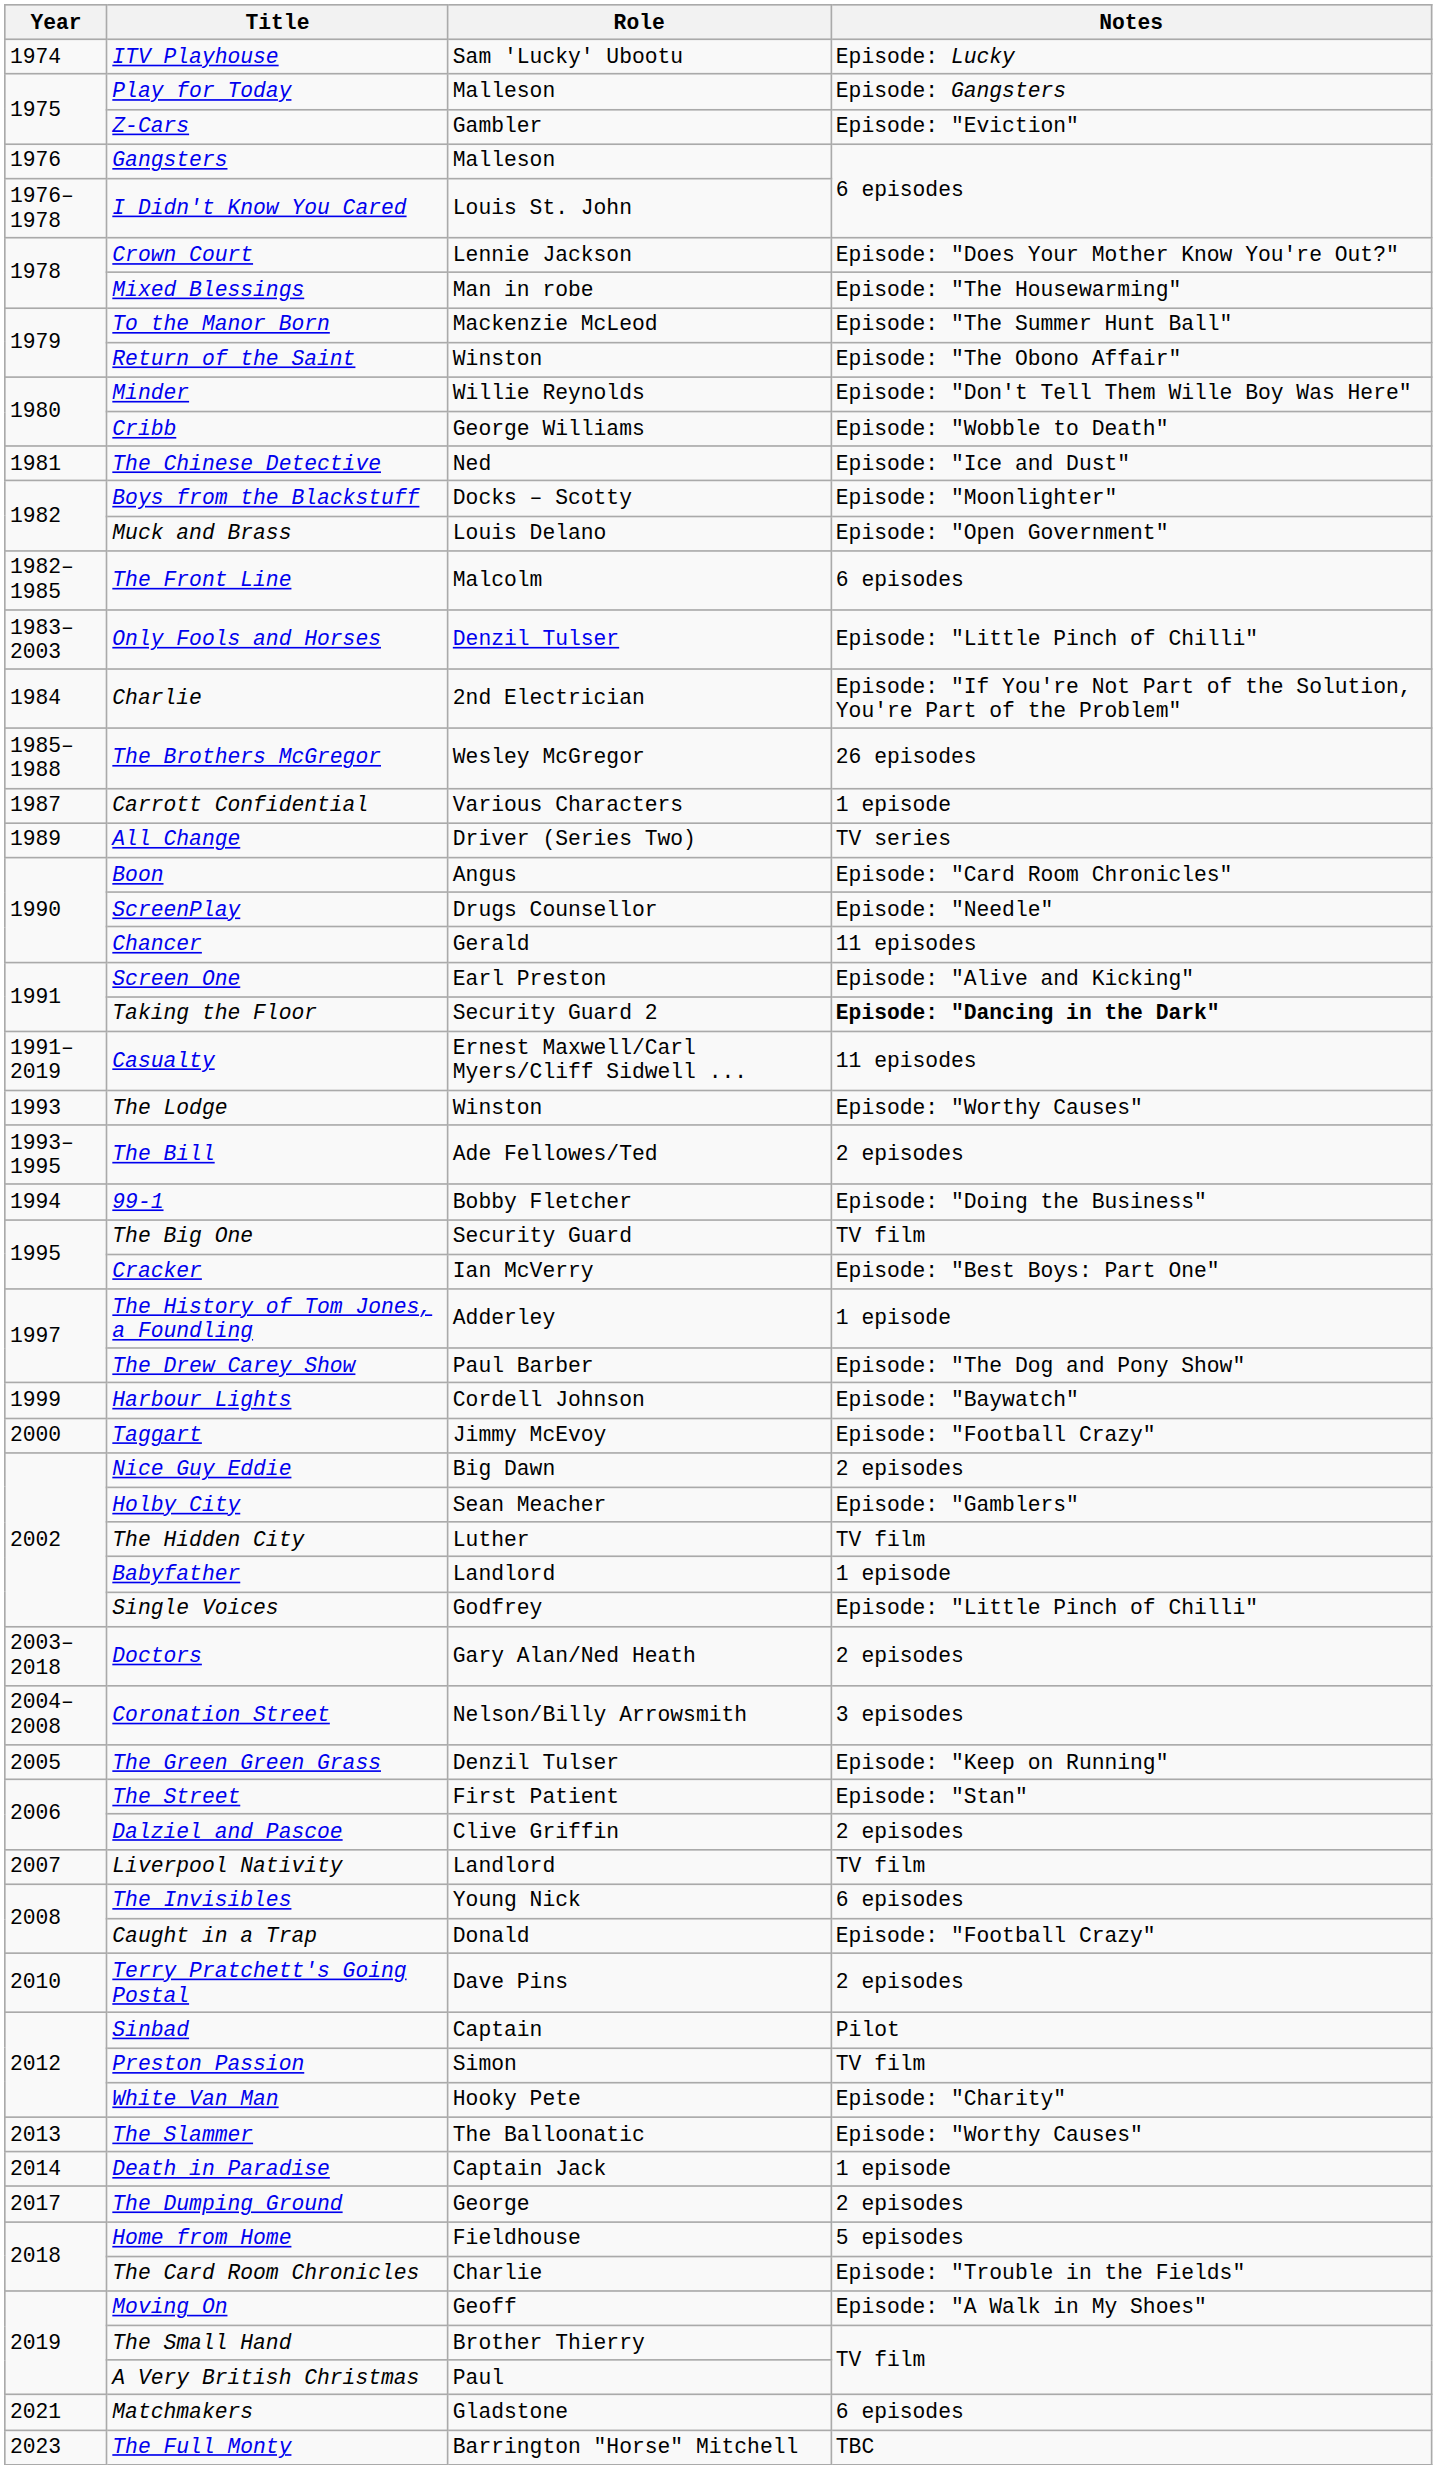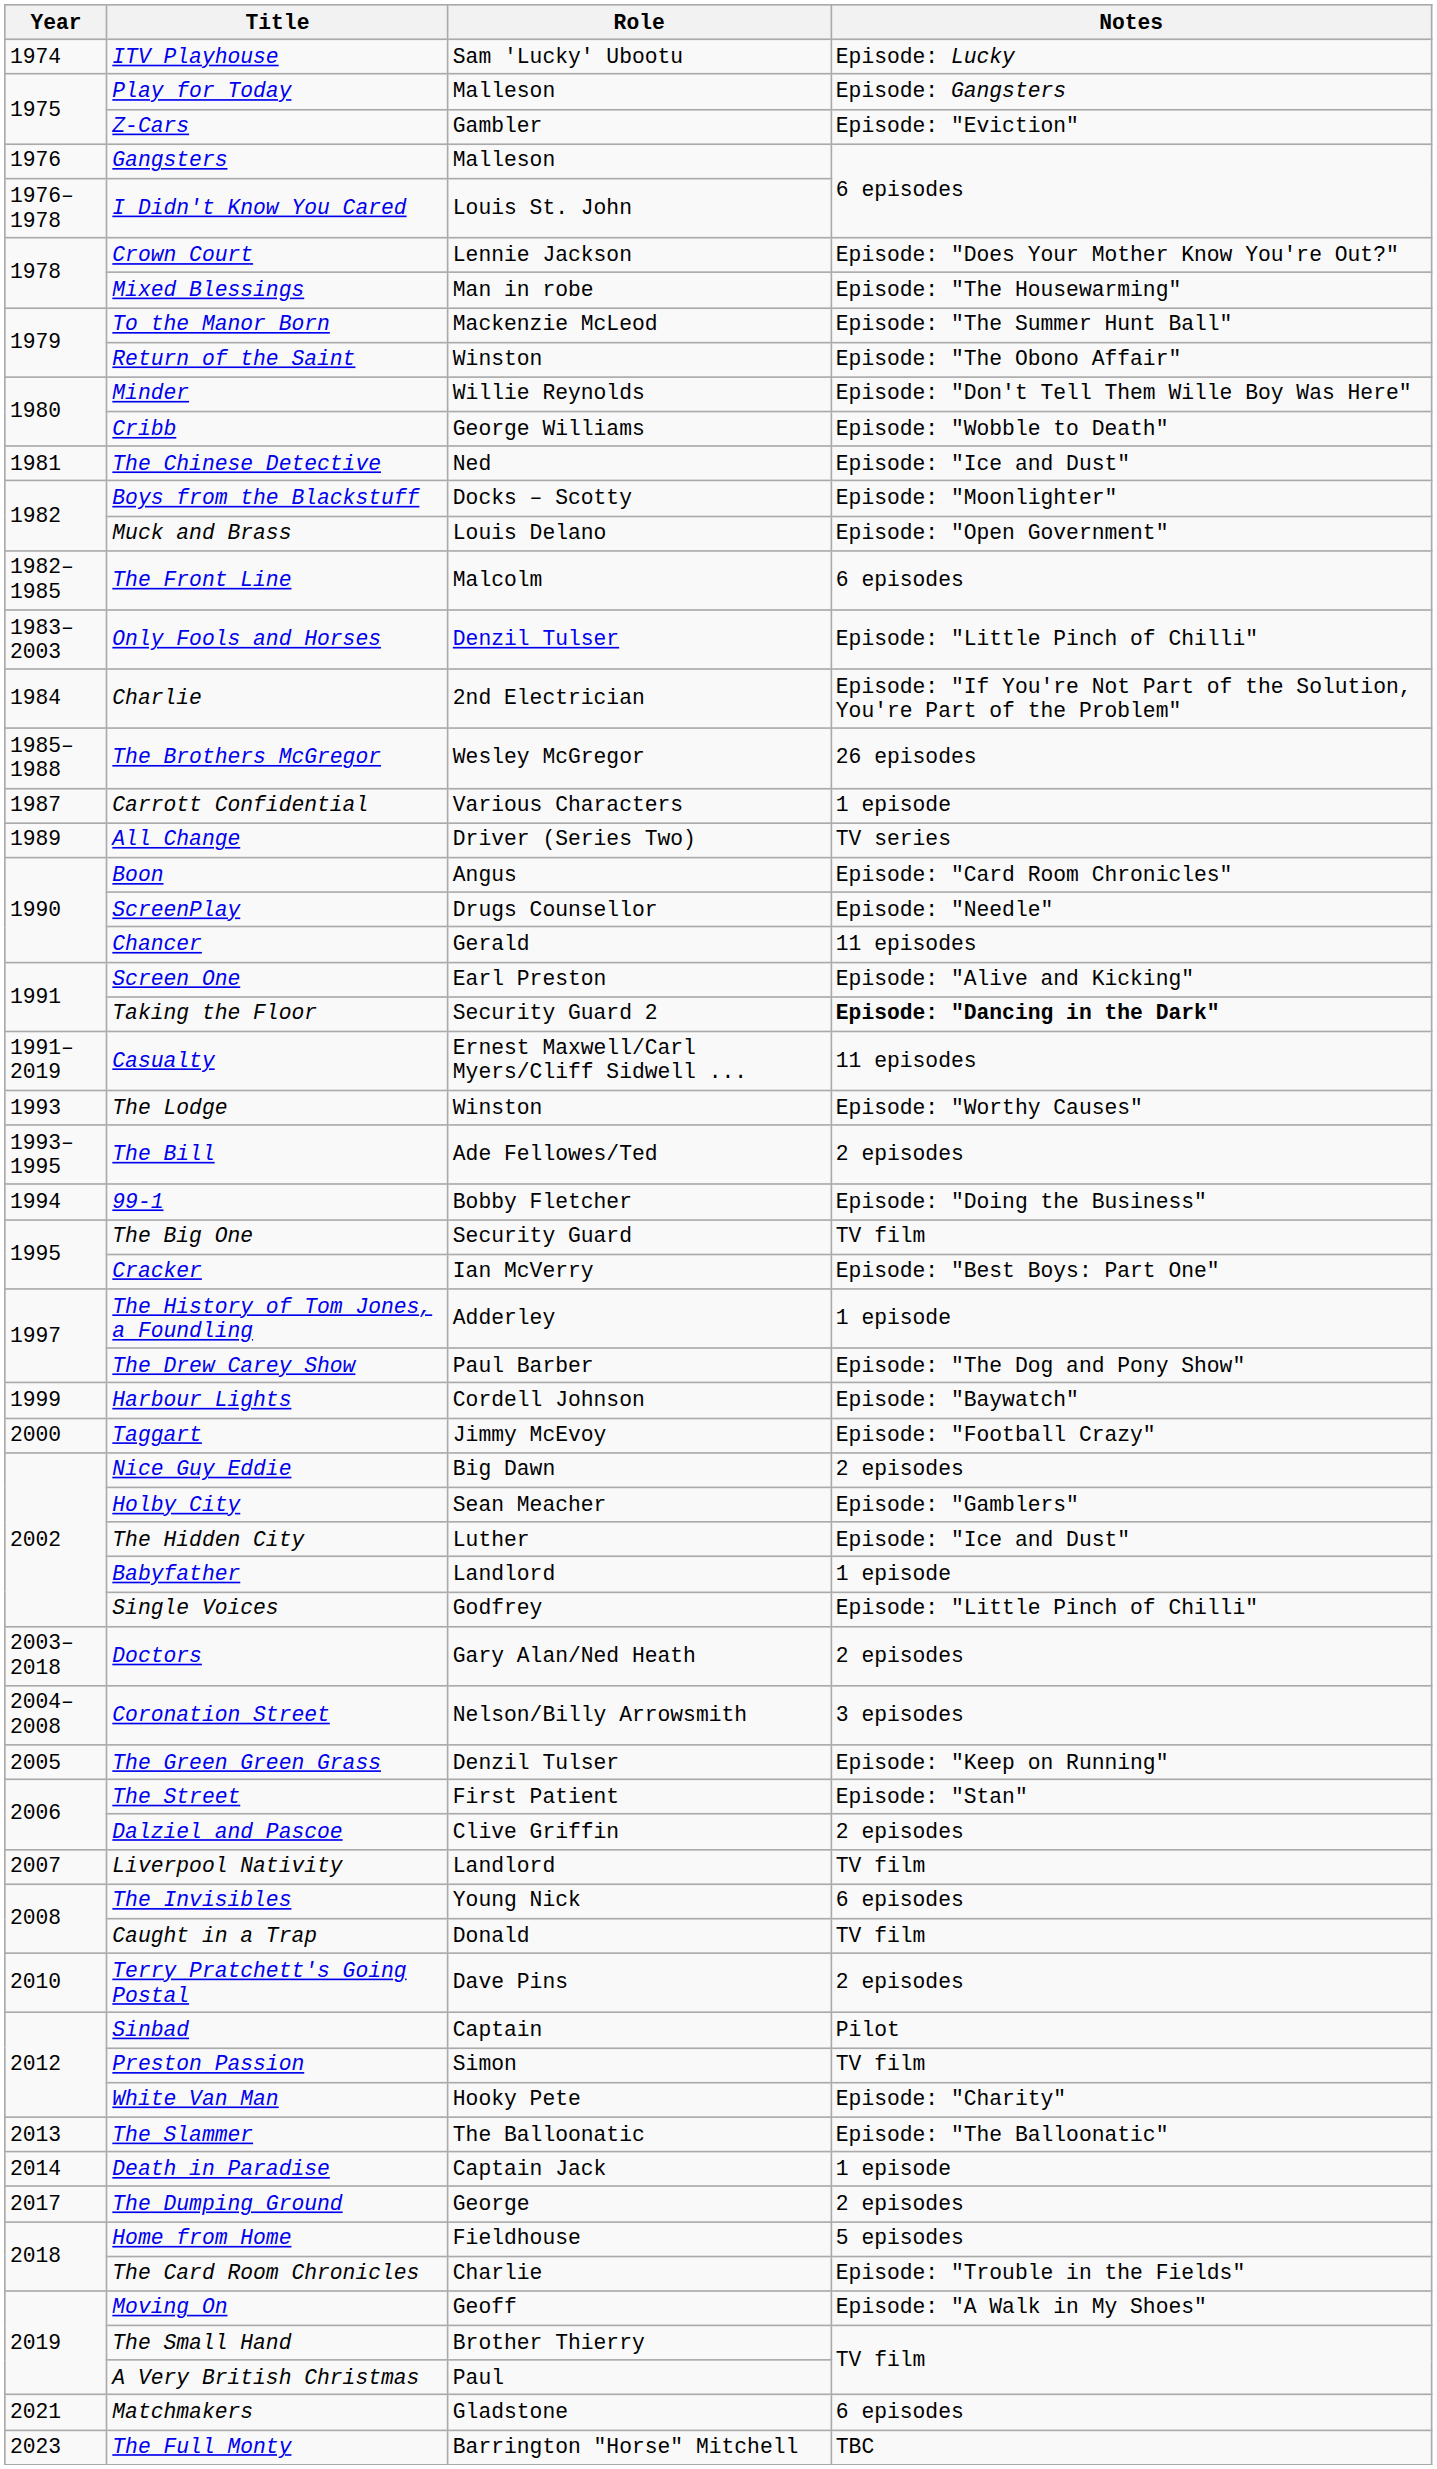(881, 1539) TV film -> (983, 1539) Episode: "Ice and Dust"
(996, 1936) Episode: "Football Crazy" -> (881, 1936) TV film
(989, 2134) Episode: "Worthy Causes" -> (1002, 2134) Episode: "The Balloonatic"
